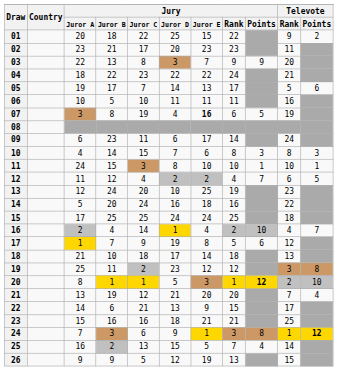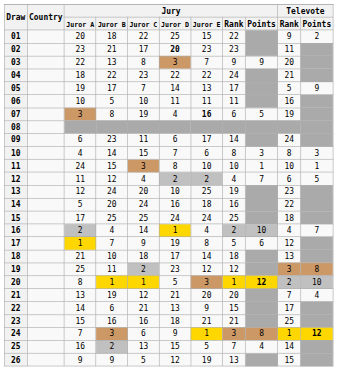(175, 50) normal -> (175, 50) bold
(317, 88) 6 -> (317, 88) 9
